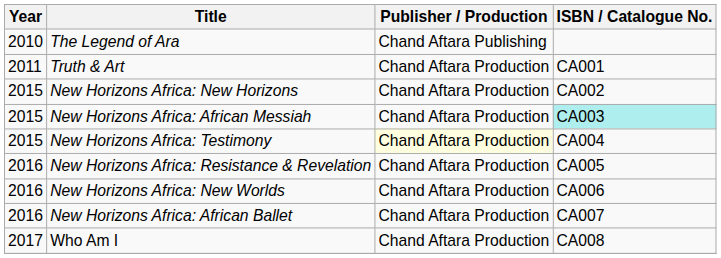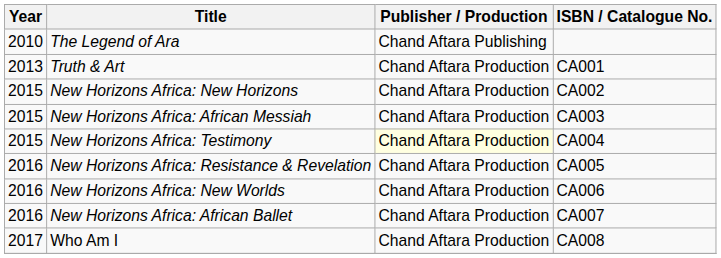(25, 66) 2011 -> (26, 66) 2013
(580, 116) paleturquoise background -> (580, 116) no background
